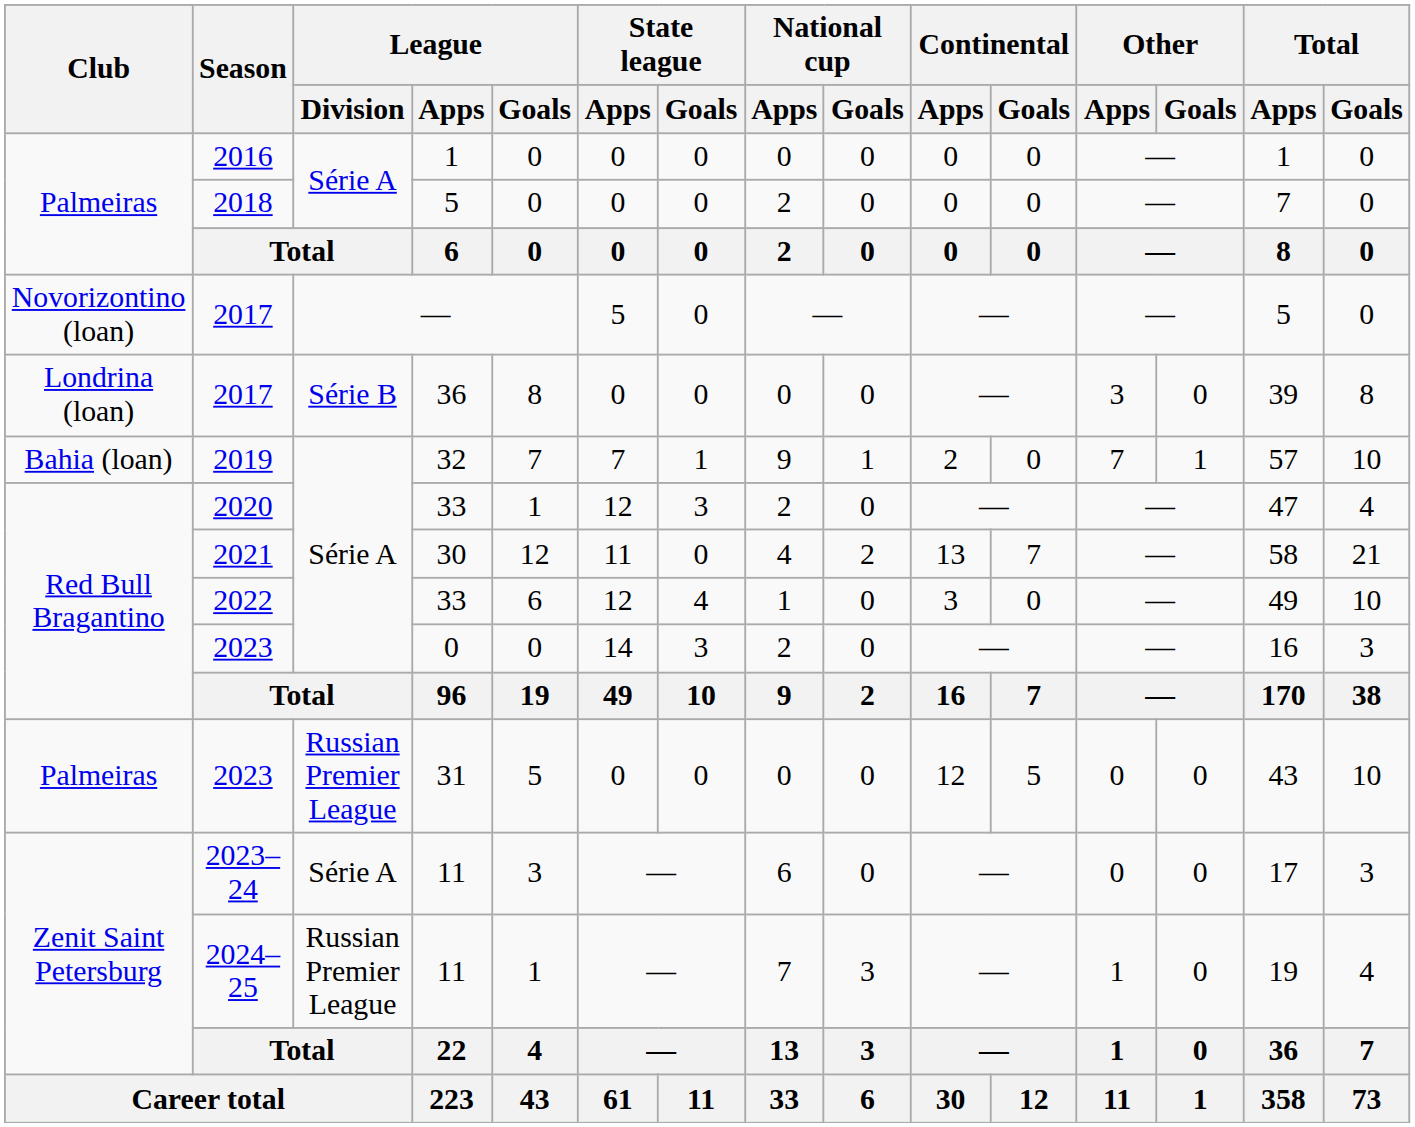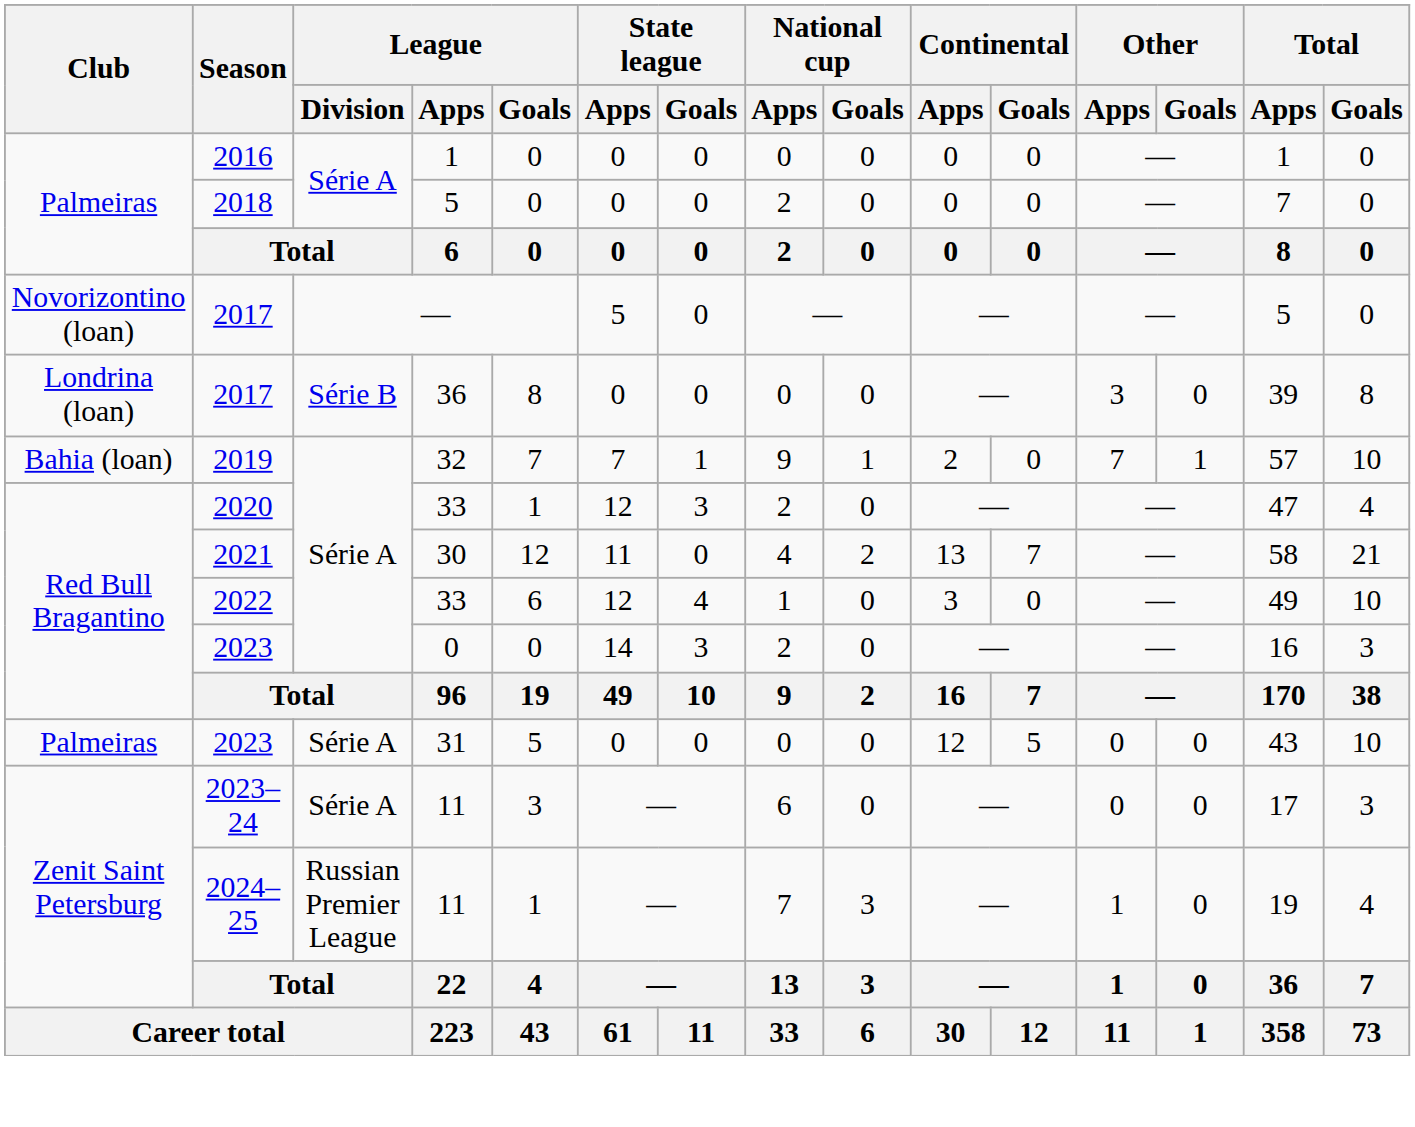(353, 775) Russian Premier League -> (353, 742) Série A
